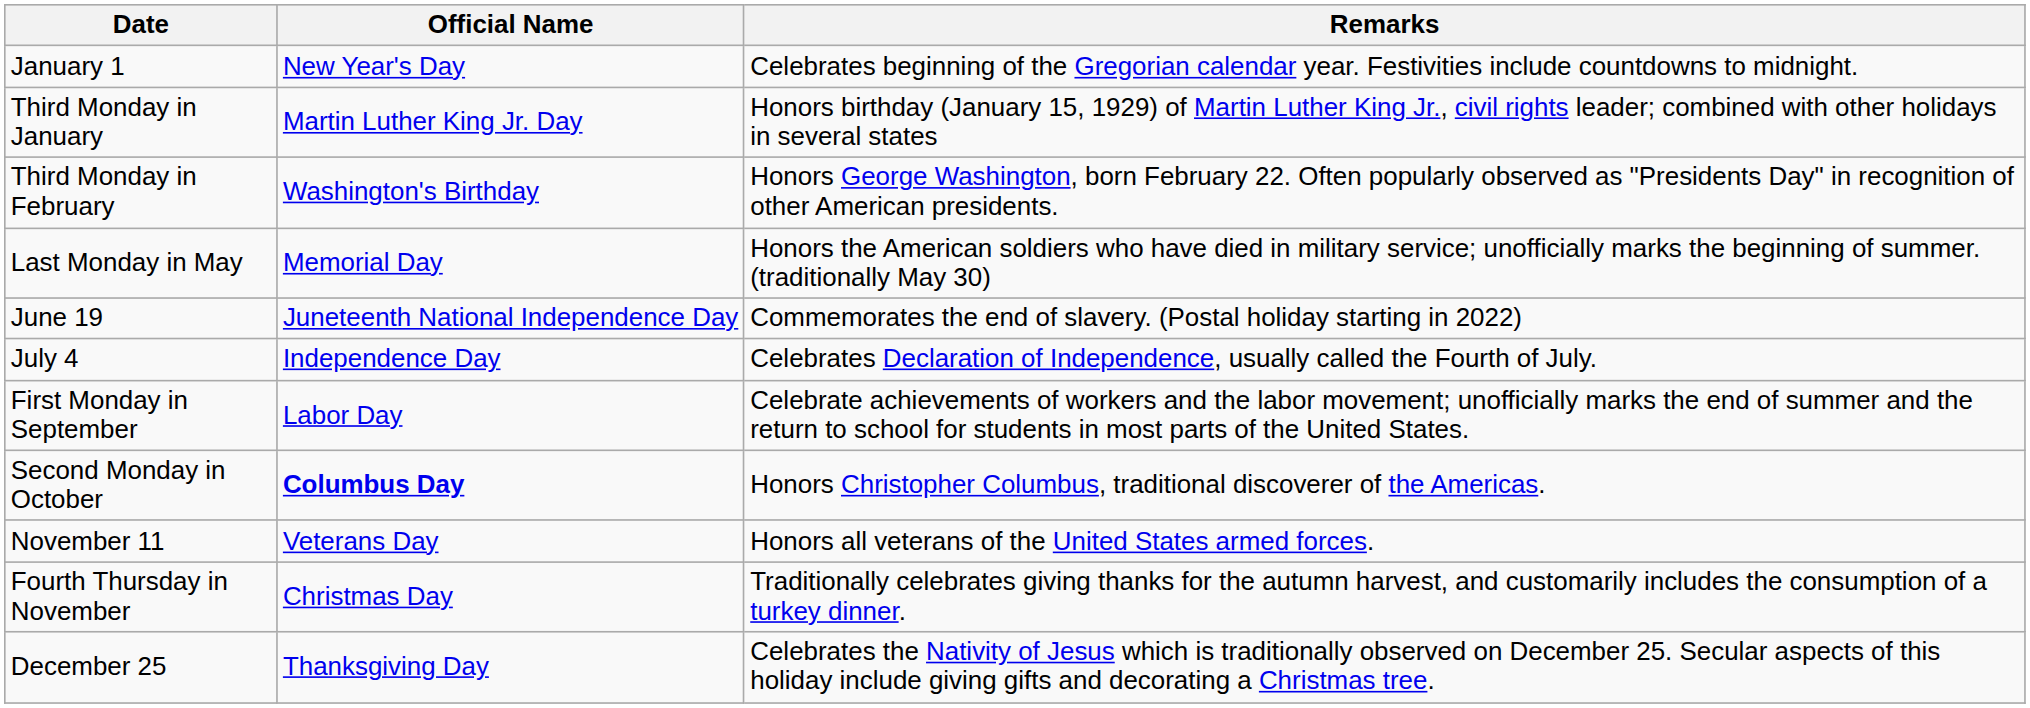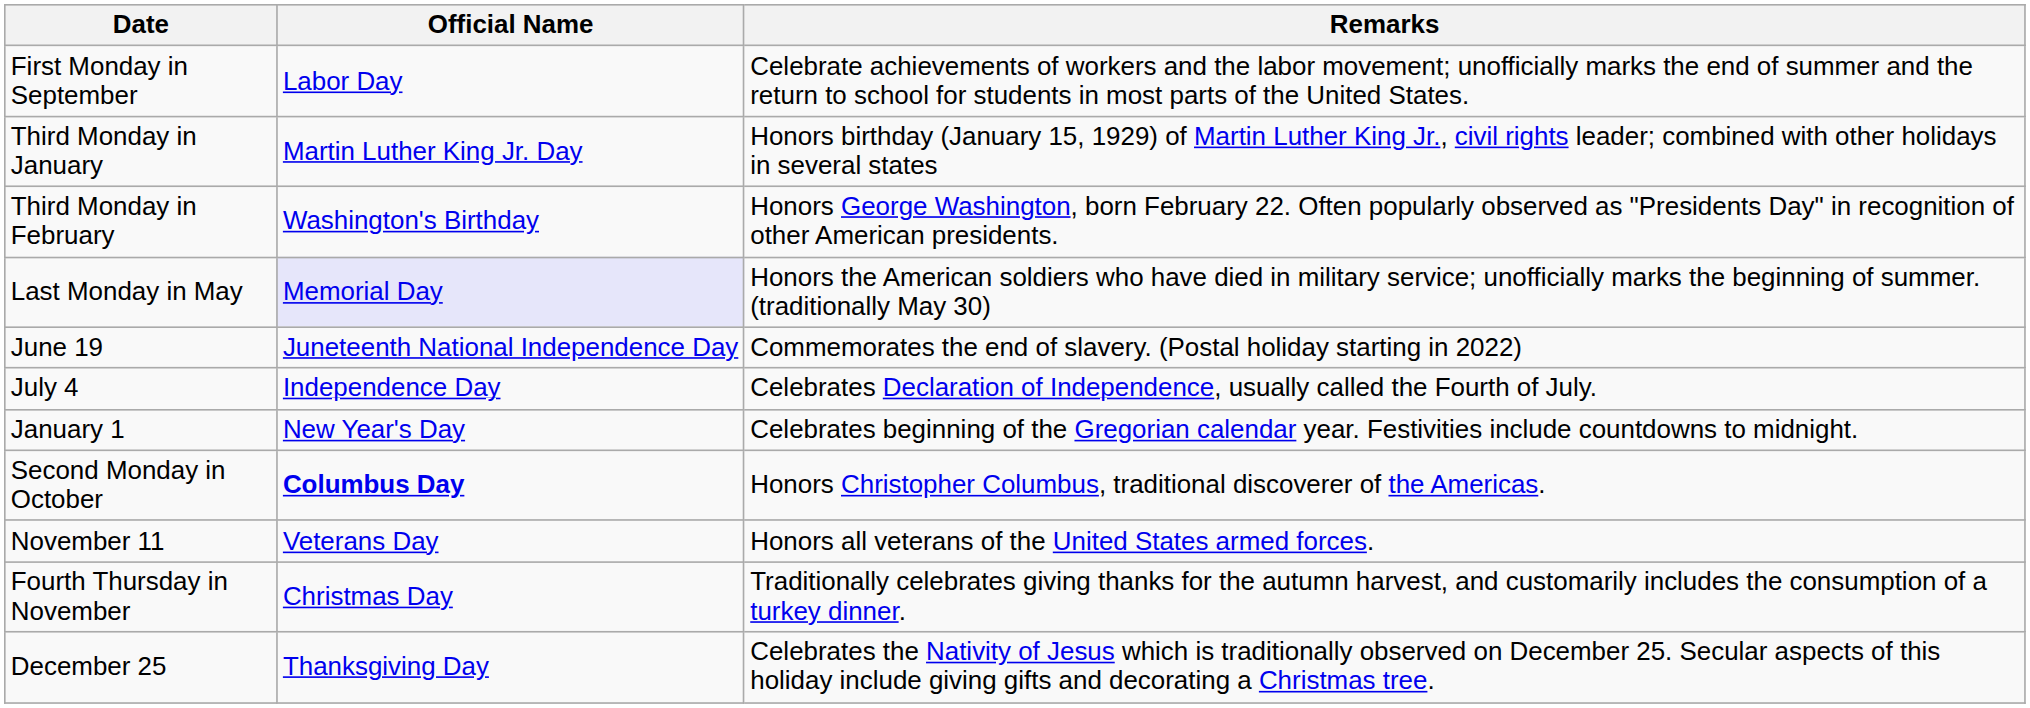rows swapped: (68, 66) <-> (99, 414)
(363, 262) no background -> (363, 291) lavender background
